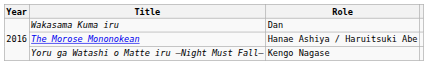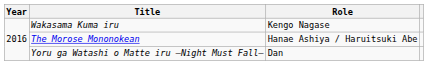(275, 25) Dan -> (299, 25) Kengo Nagase
(299, 53) Kengo Nagase -> (275, 53) Dan
